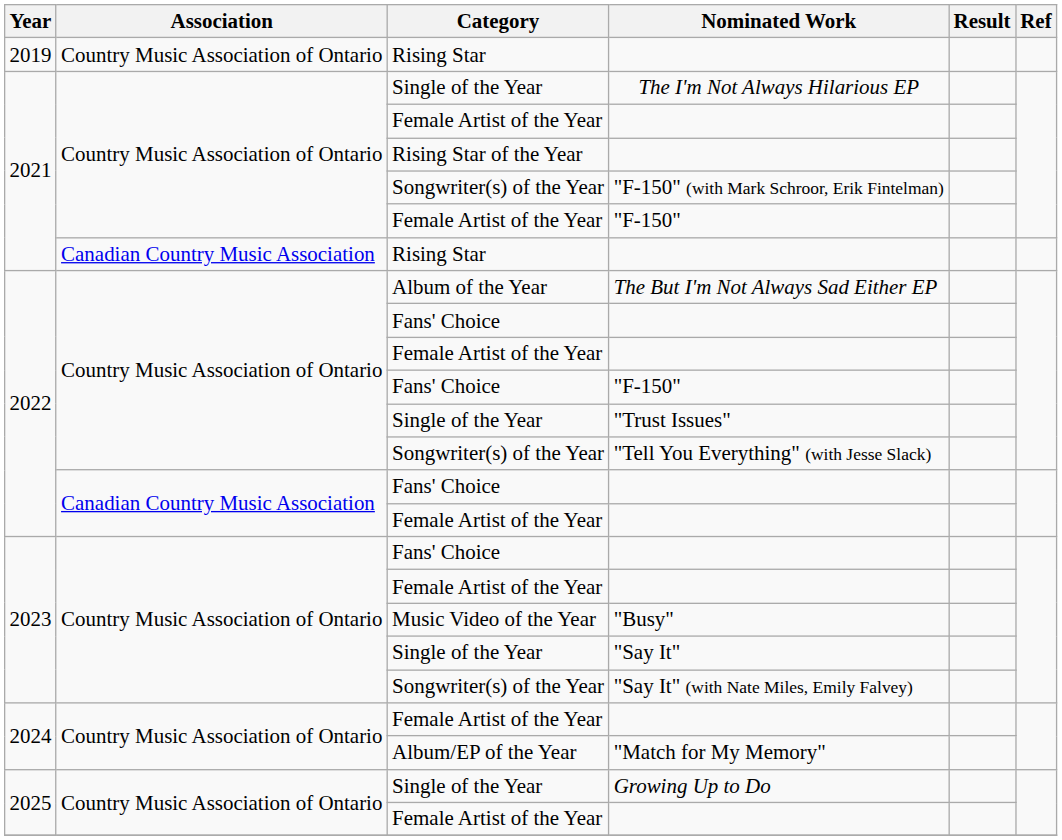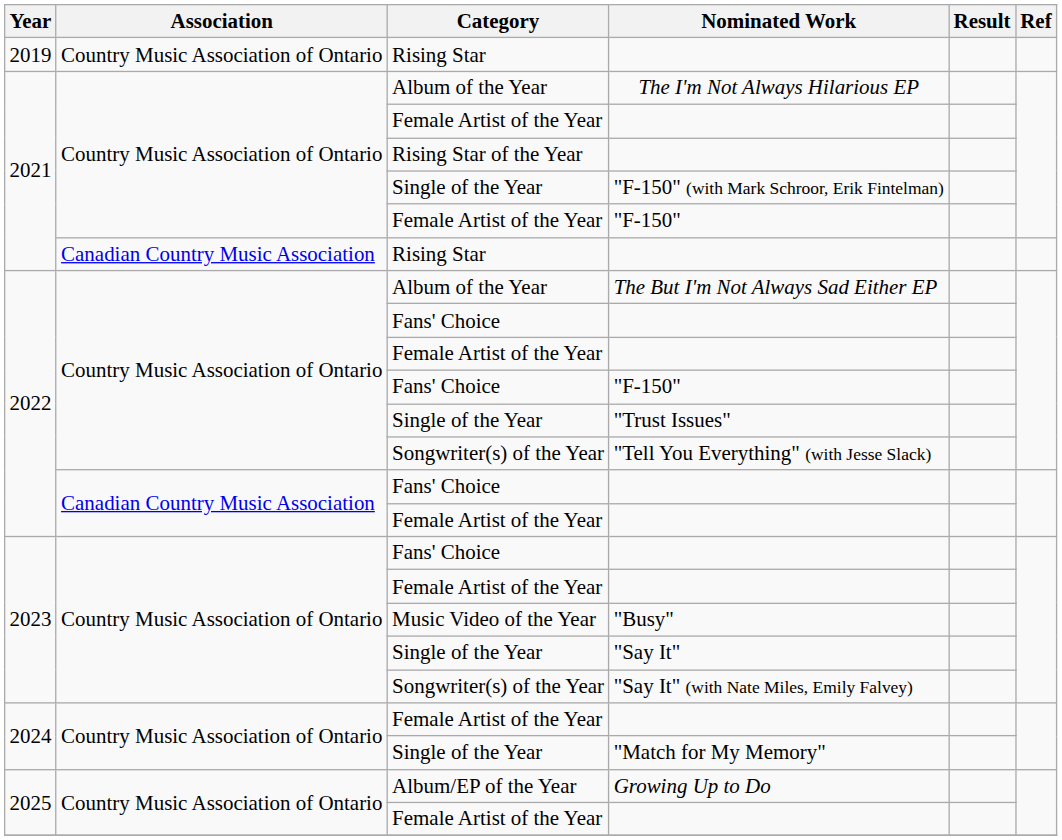(467, 87) Single of the Year -> (470, 87) Album of the Year
(498, 187) Songwriter(s) of the Year -> (467, 187) Single of the Year
(484, 752) Album/EP of the Year -> (467, 752) Single of the Year
(467, 785) Single of the Year -> (484, 785) Album/EP of the Year
